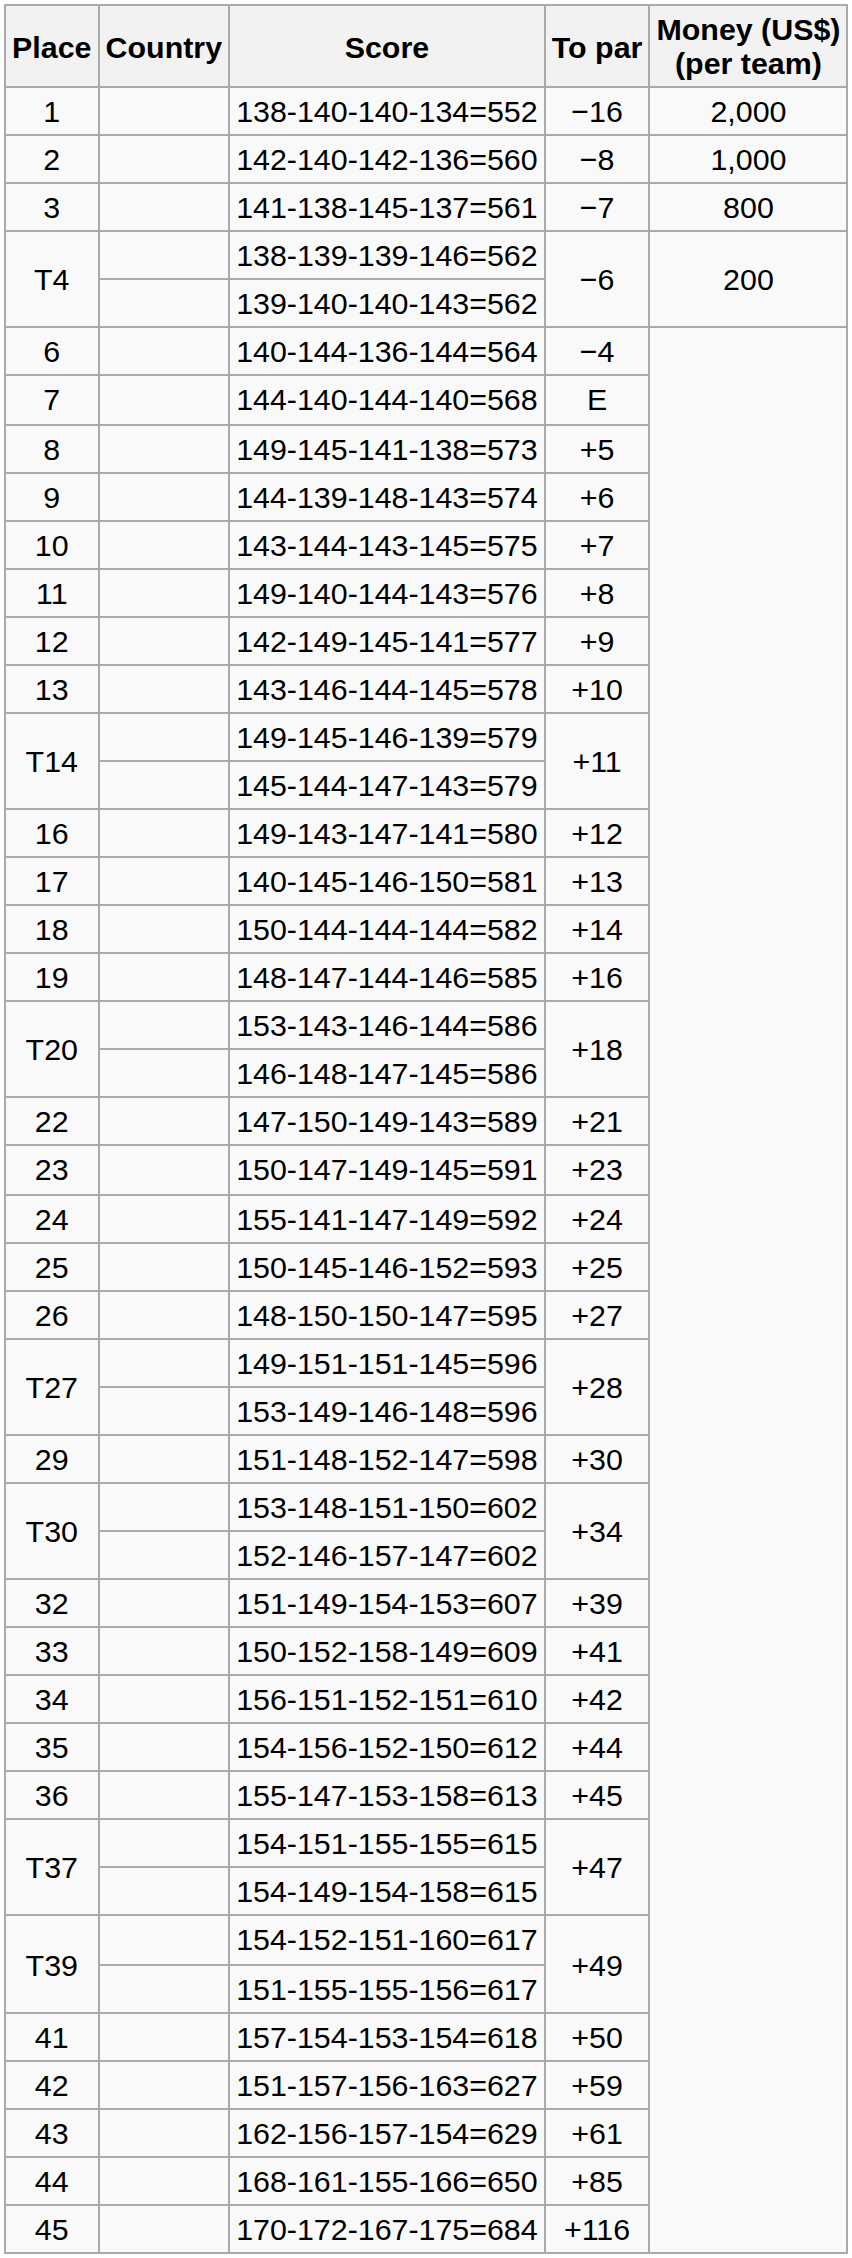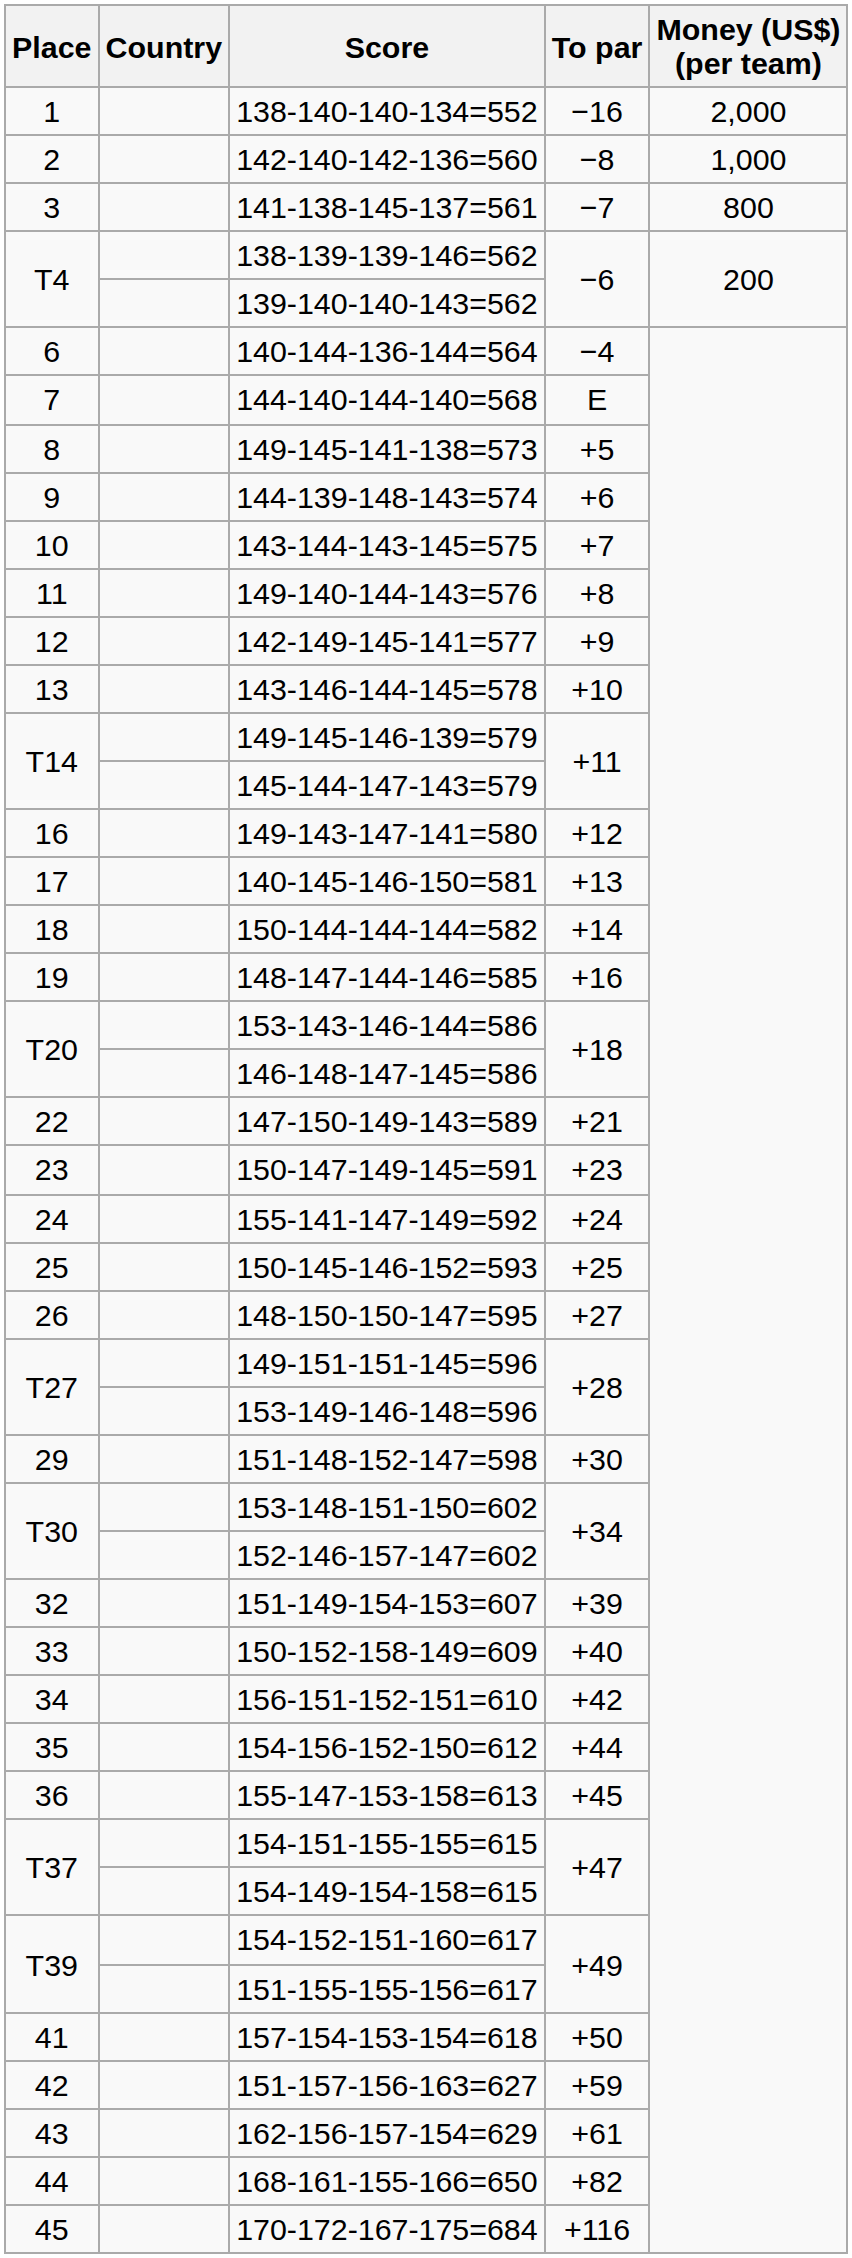(597, 1651) +41 -> (597, 1651) +40
(597, 2181) +85 -> (597, 2181) +82
